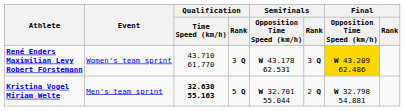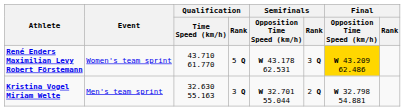(239, 60) 3 Q -> (239, 60) 5 Q
(201, 91) bold -> (201, 91) normal
(239, 91) 5 Q -> (239, 91) 3 Q
